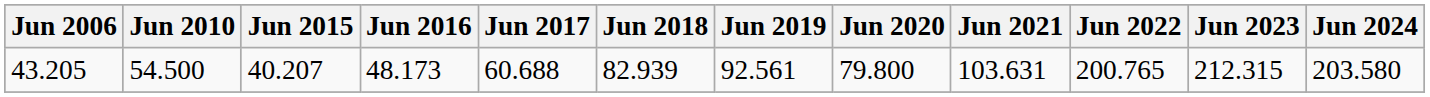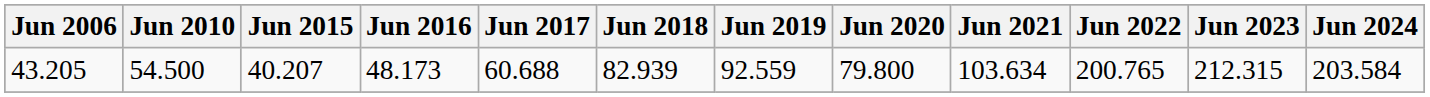(758, 69) 92.561 -> (758, 69) 92.559
(1002, 69) 103.631 -> (1002, 69) 103.634
(1357, 69) 203.580 -> (1357, 69) 203.584
